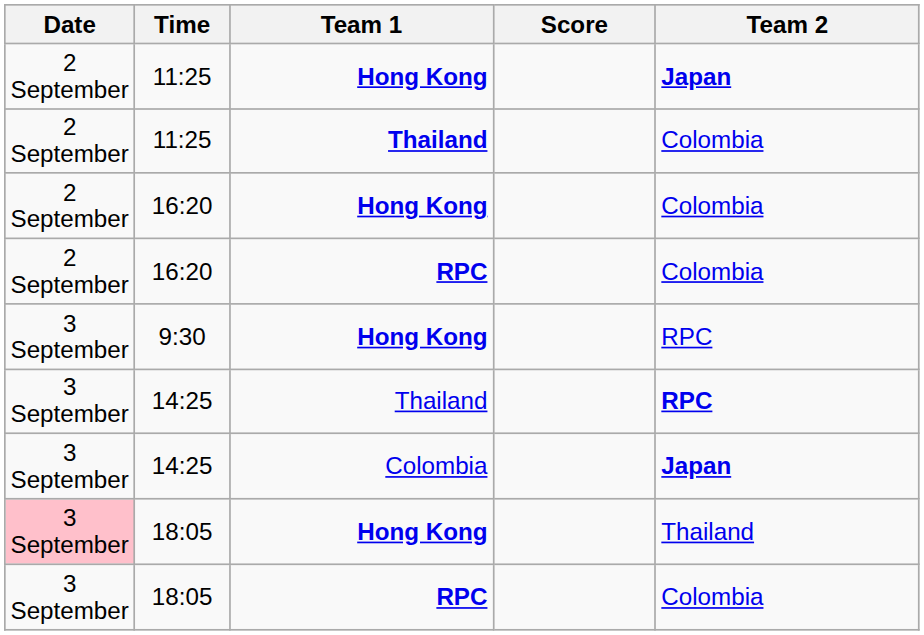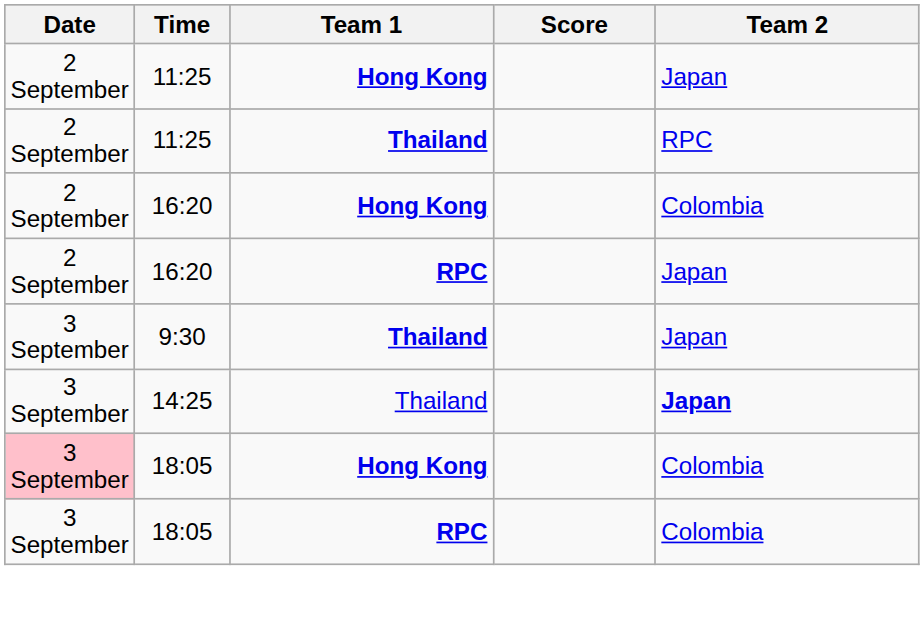(696, 76) bold -> (694, 76) normal
(712, 141) Colombia -> (687, 141) RPC
(712, 271) Colombia -> (694, 271) Japan
+ row: (182, 336)
- row: (182, 336)
(687, 402) RPC -> (696, 402) Japan
- row: (182, 467)
(708, 532) Thailand -> (712, 467) Colombia
